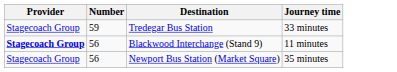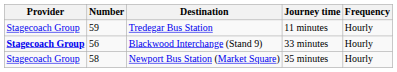+ column: (367, 12)
(306, 28) 33 minutes -> (306, 28) 11 minutes
(306, 43) 11 minutes -> (306, 43) 33 minutes
(94, 59) 56 -> (94, 59) 58
